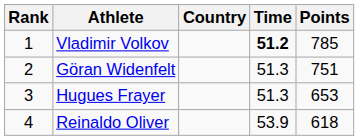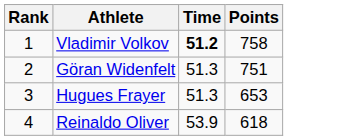- column: (214, 17)
(325, 43) 785 -> (254, 43) 758
